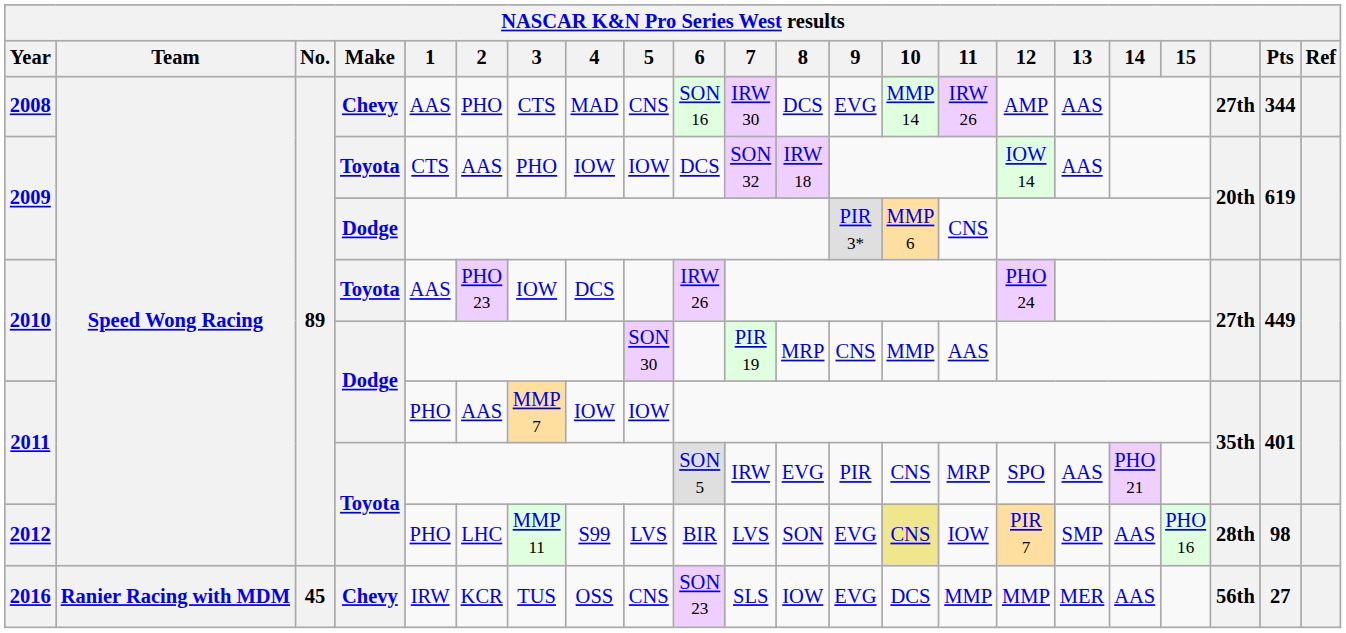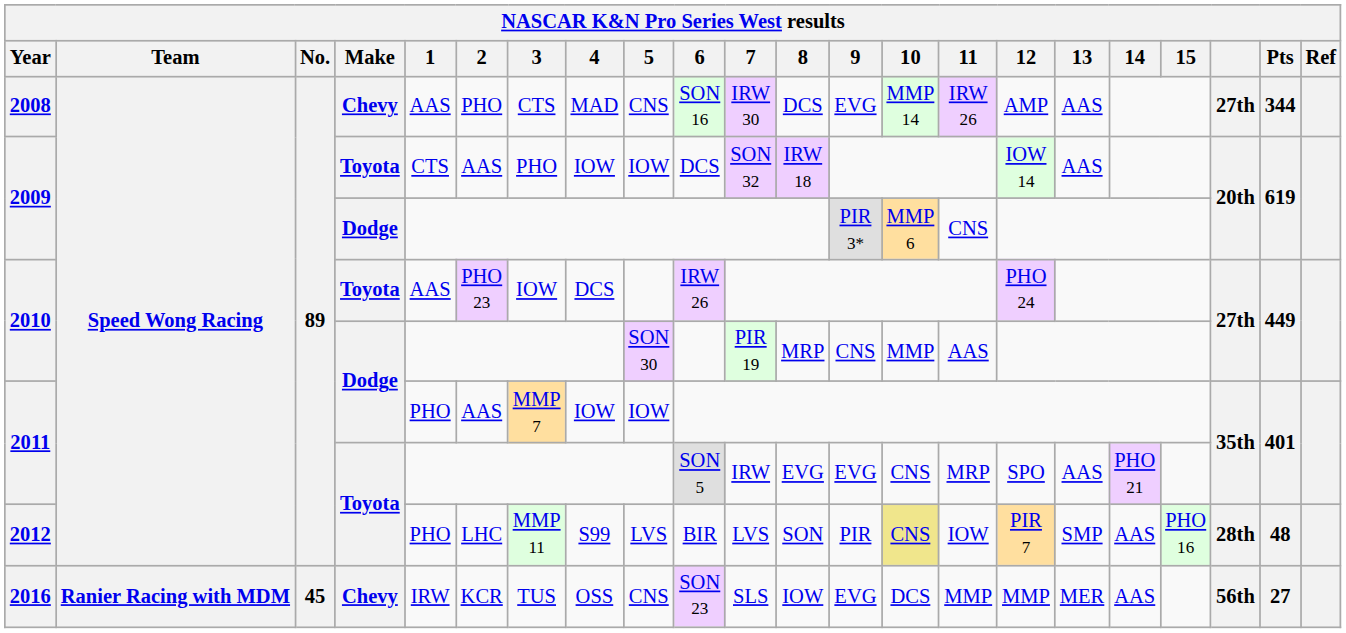(855, 473) PIR -> (855, 473) EVG
(855, 534) EVG -> (855, 534) PIR
(1280, 534) 98 -> (1280, 534) 48
